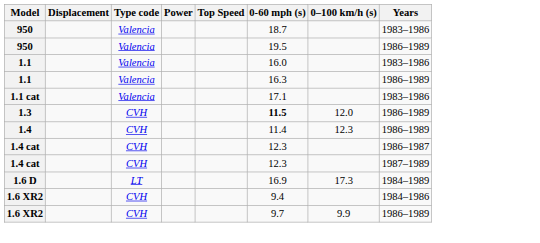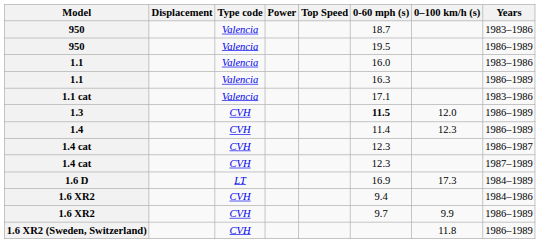+ row: (77, 230)
